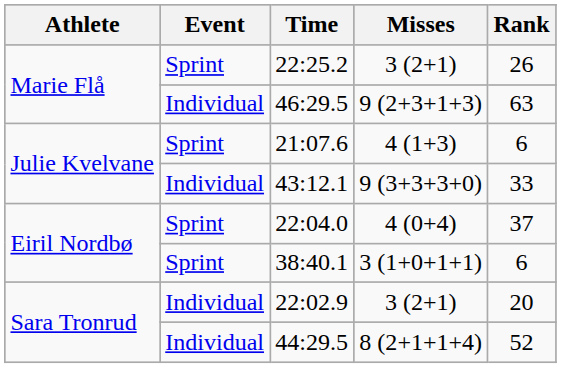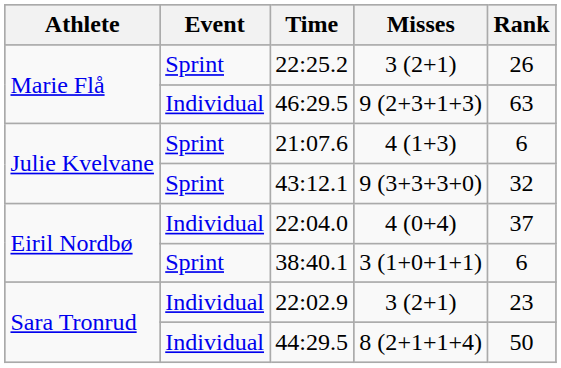(215, 183) Individual -> (195, 183) Sprint
(521, 183) 33 -> (521, 183) 32
(195, 223) Sprint -> (215, 223) Individual
(521, 302) 20 -> (521, 302) 23
(521, 342) 52 -> (521, 342) 50
